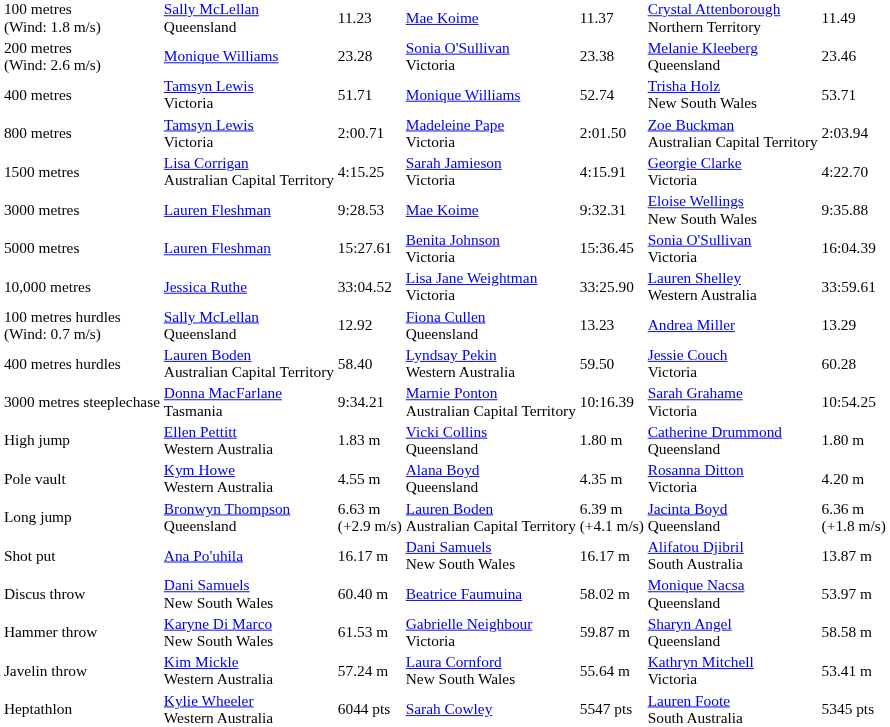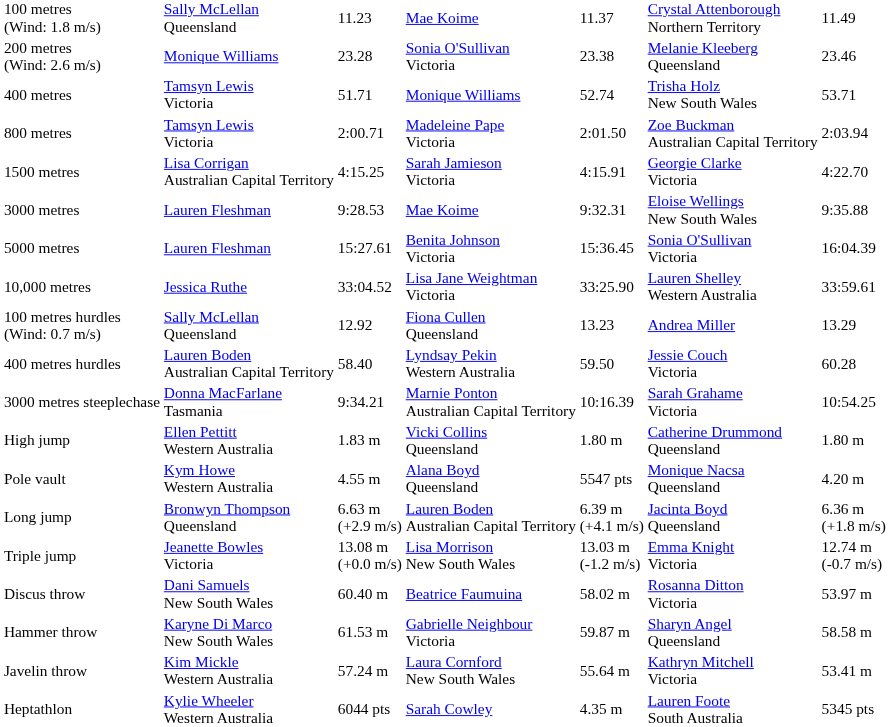(601, 478) 4.35 m -> (606, 478) 5547 pts
(696, 478) Rosanna Ditton Victoria -> (696, 478) Monique Nacsa Queensland
+ row: (40, 555)
- row: (30, 555)
(696, 594) Monique Nacsa Queensland -> (696, 594) Rosanna Ditton Victoria
(606, 709) 5547 pts -> (601, 709) 4.35 m
